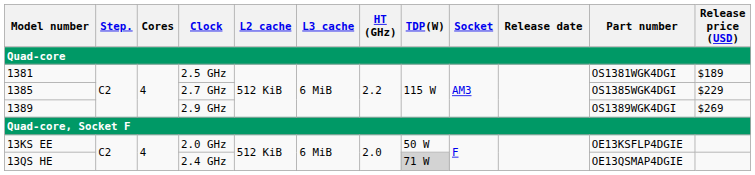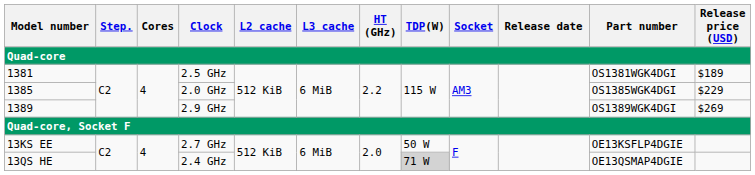(204, 91) 2.7 GHz -> (204, 91) 2.0 GHz
(204, 144) 2.0 GHz -> (204, 144) 2.7 GHz
